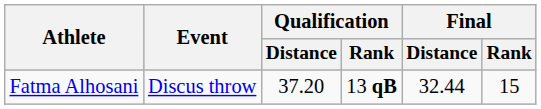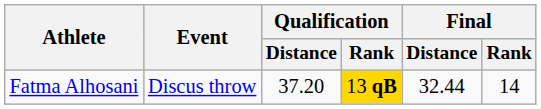(372, 87) no background -> (372, 87) gold background
(509, 87) 15 -> (509, 87) 14
